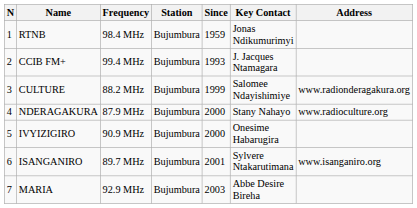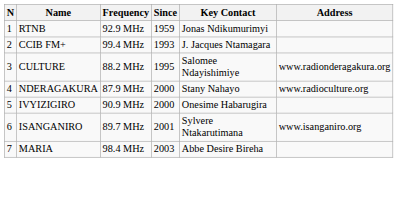- column: (177, 12)
(123, 34) 98.4 MHz -> (123, 28) 92.9 MHz
(215, 90) 1999 -> (164, 67) 1995
(123, 189) 92.9 MHz -> (123, 149) 98.4 MHz
